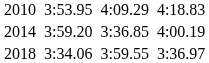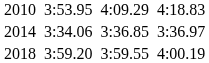(68, 32) 3:59.20 -> (68, 32) 3:34.06
(181, 32) 4:00.19 -> (181, 32) 3:36.97
(68, 54) 3:34.06 -> (68, 54) 3:59.20
(181, 54) 3:36.97 -> (181, 54) 4:00.19
